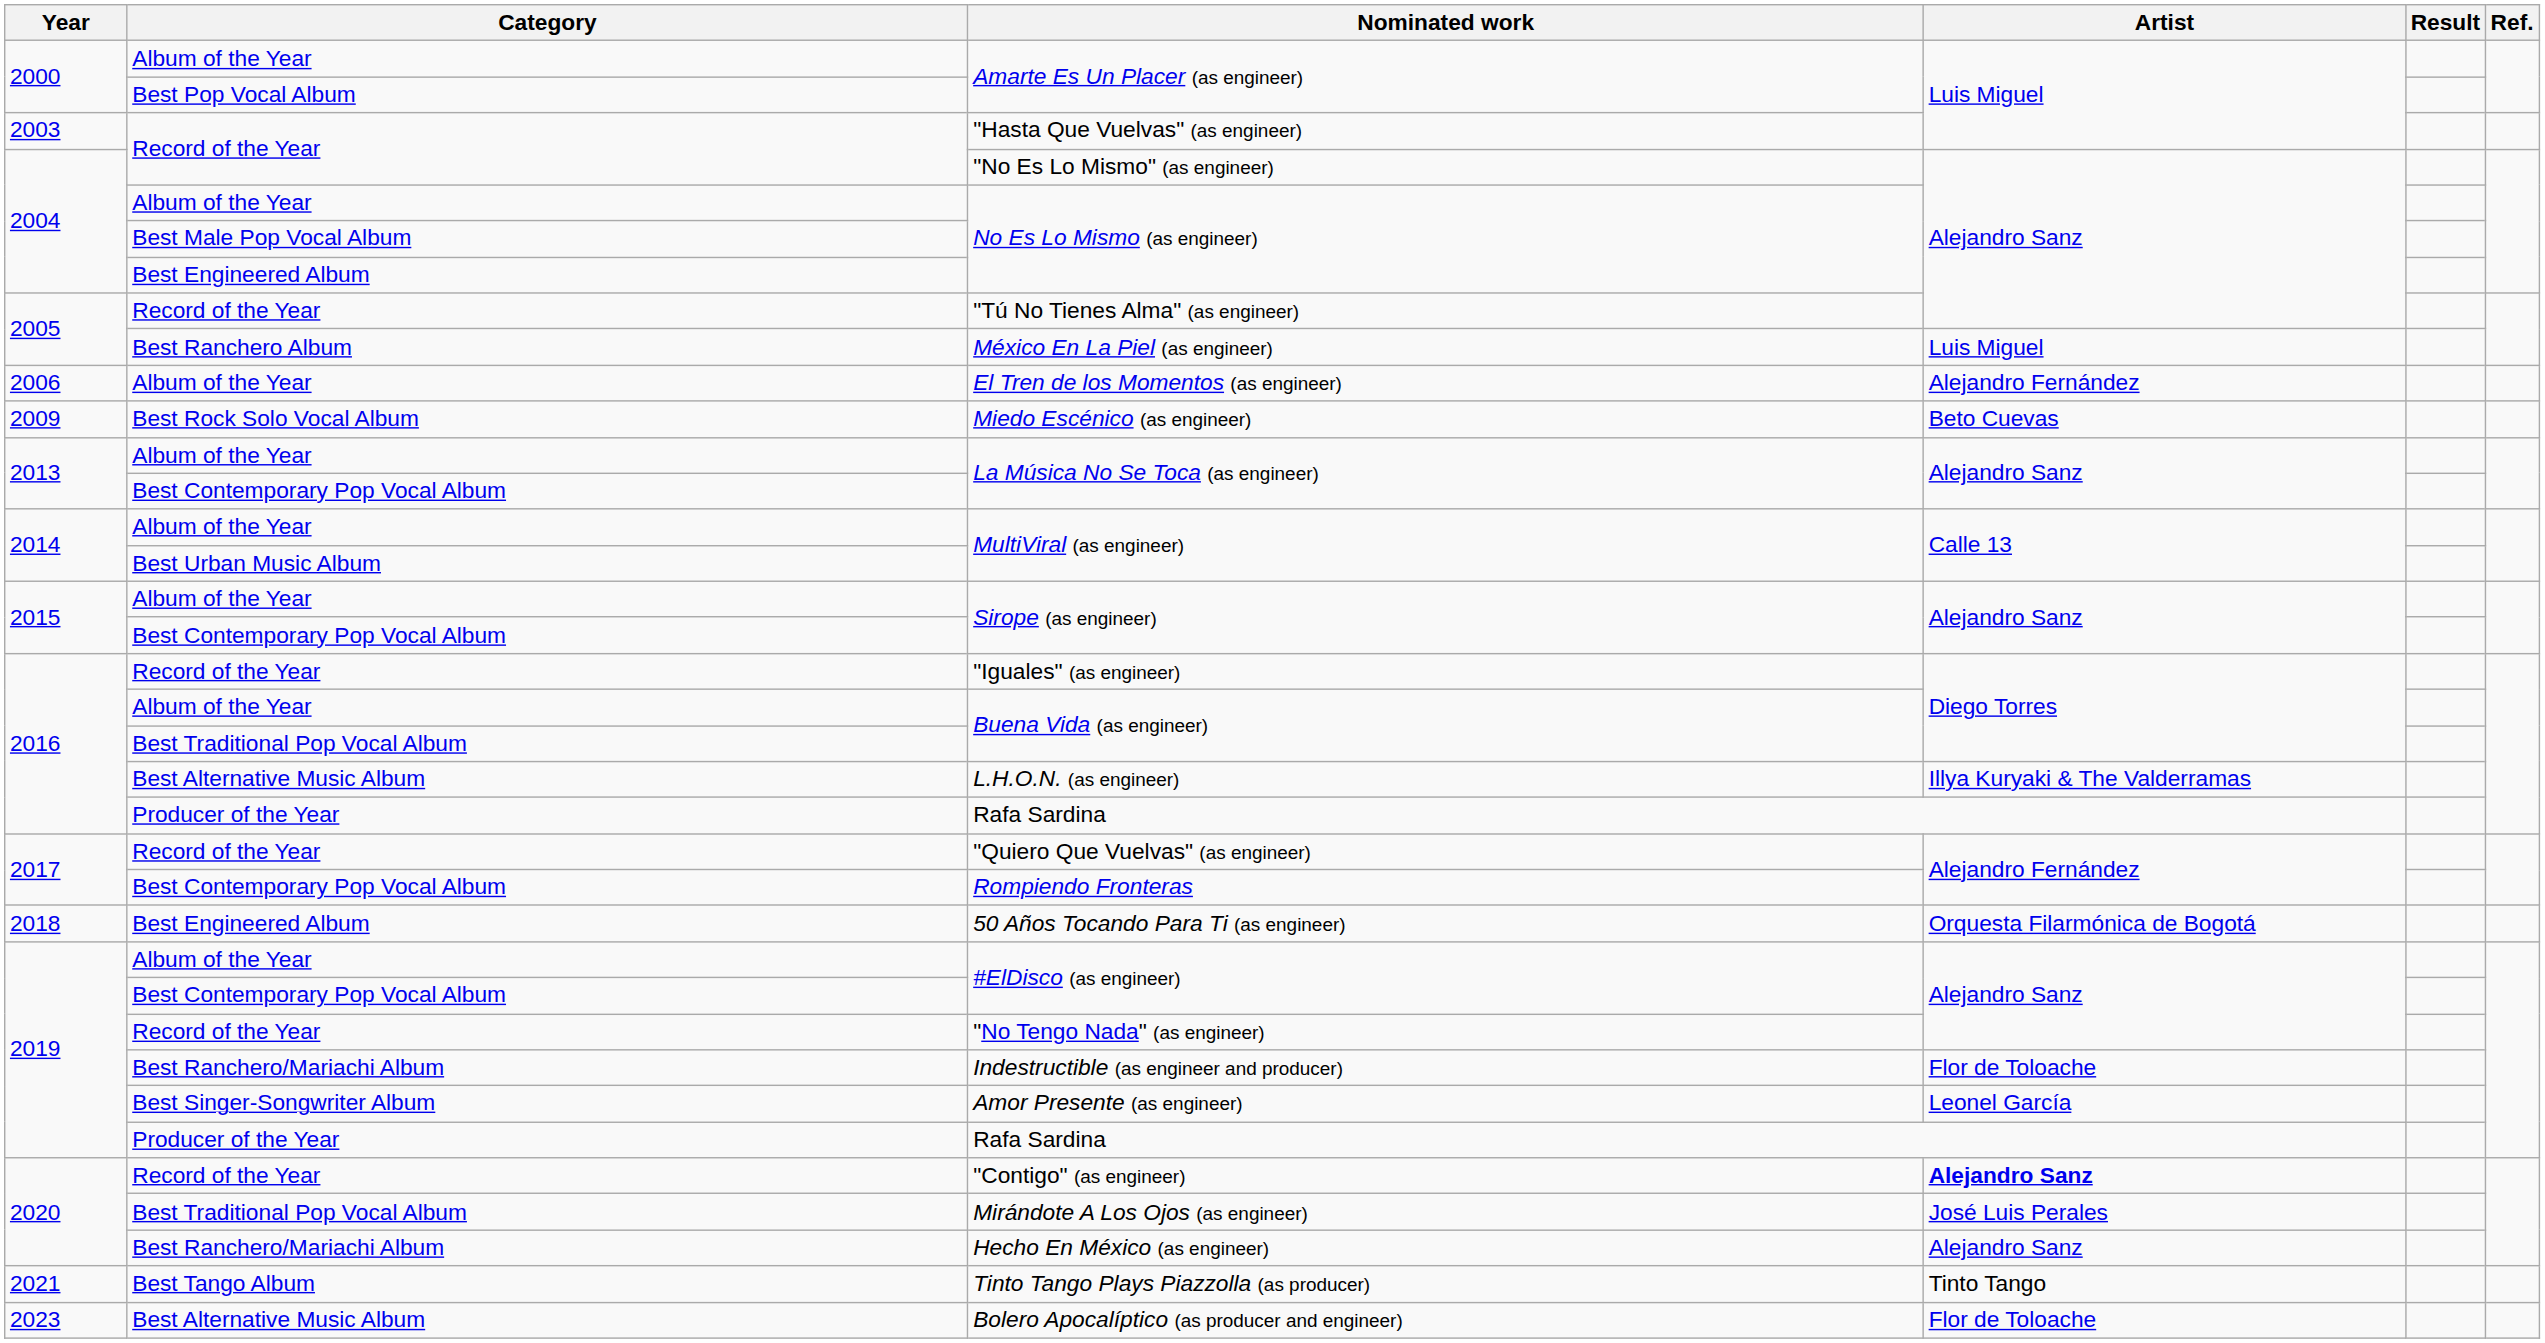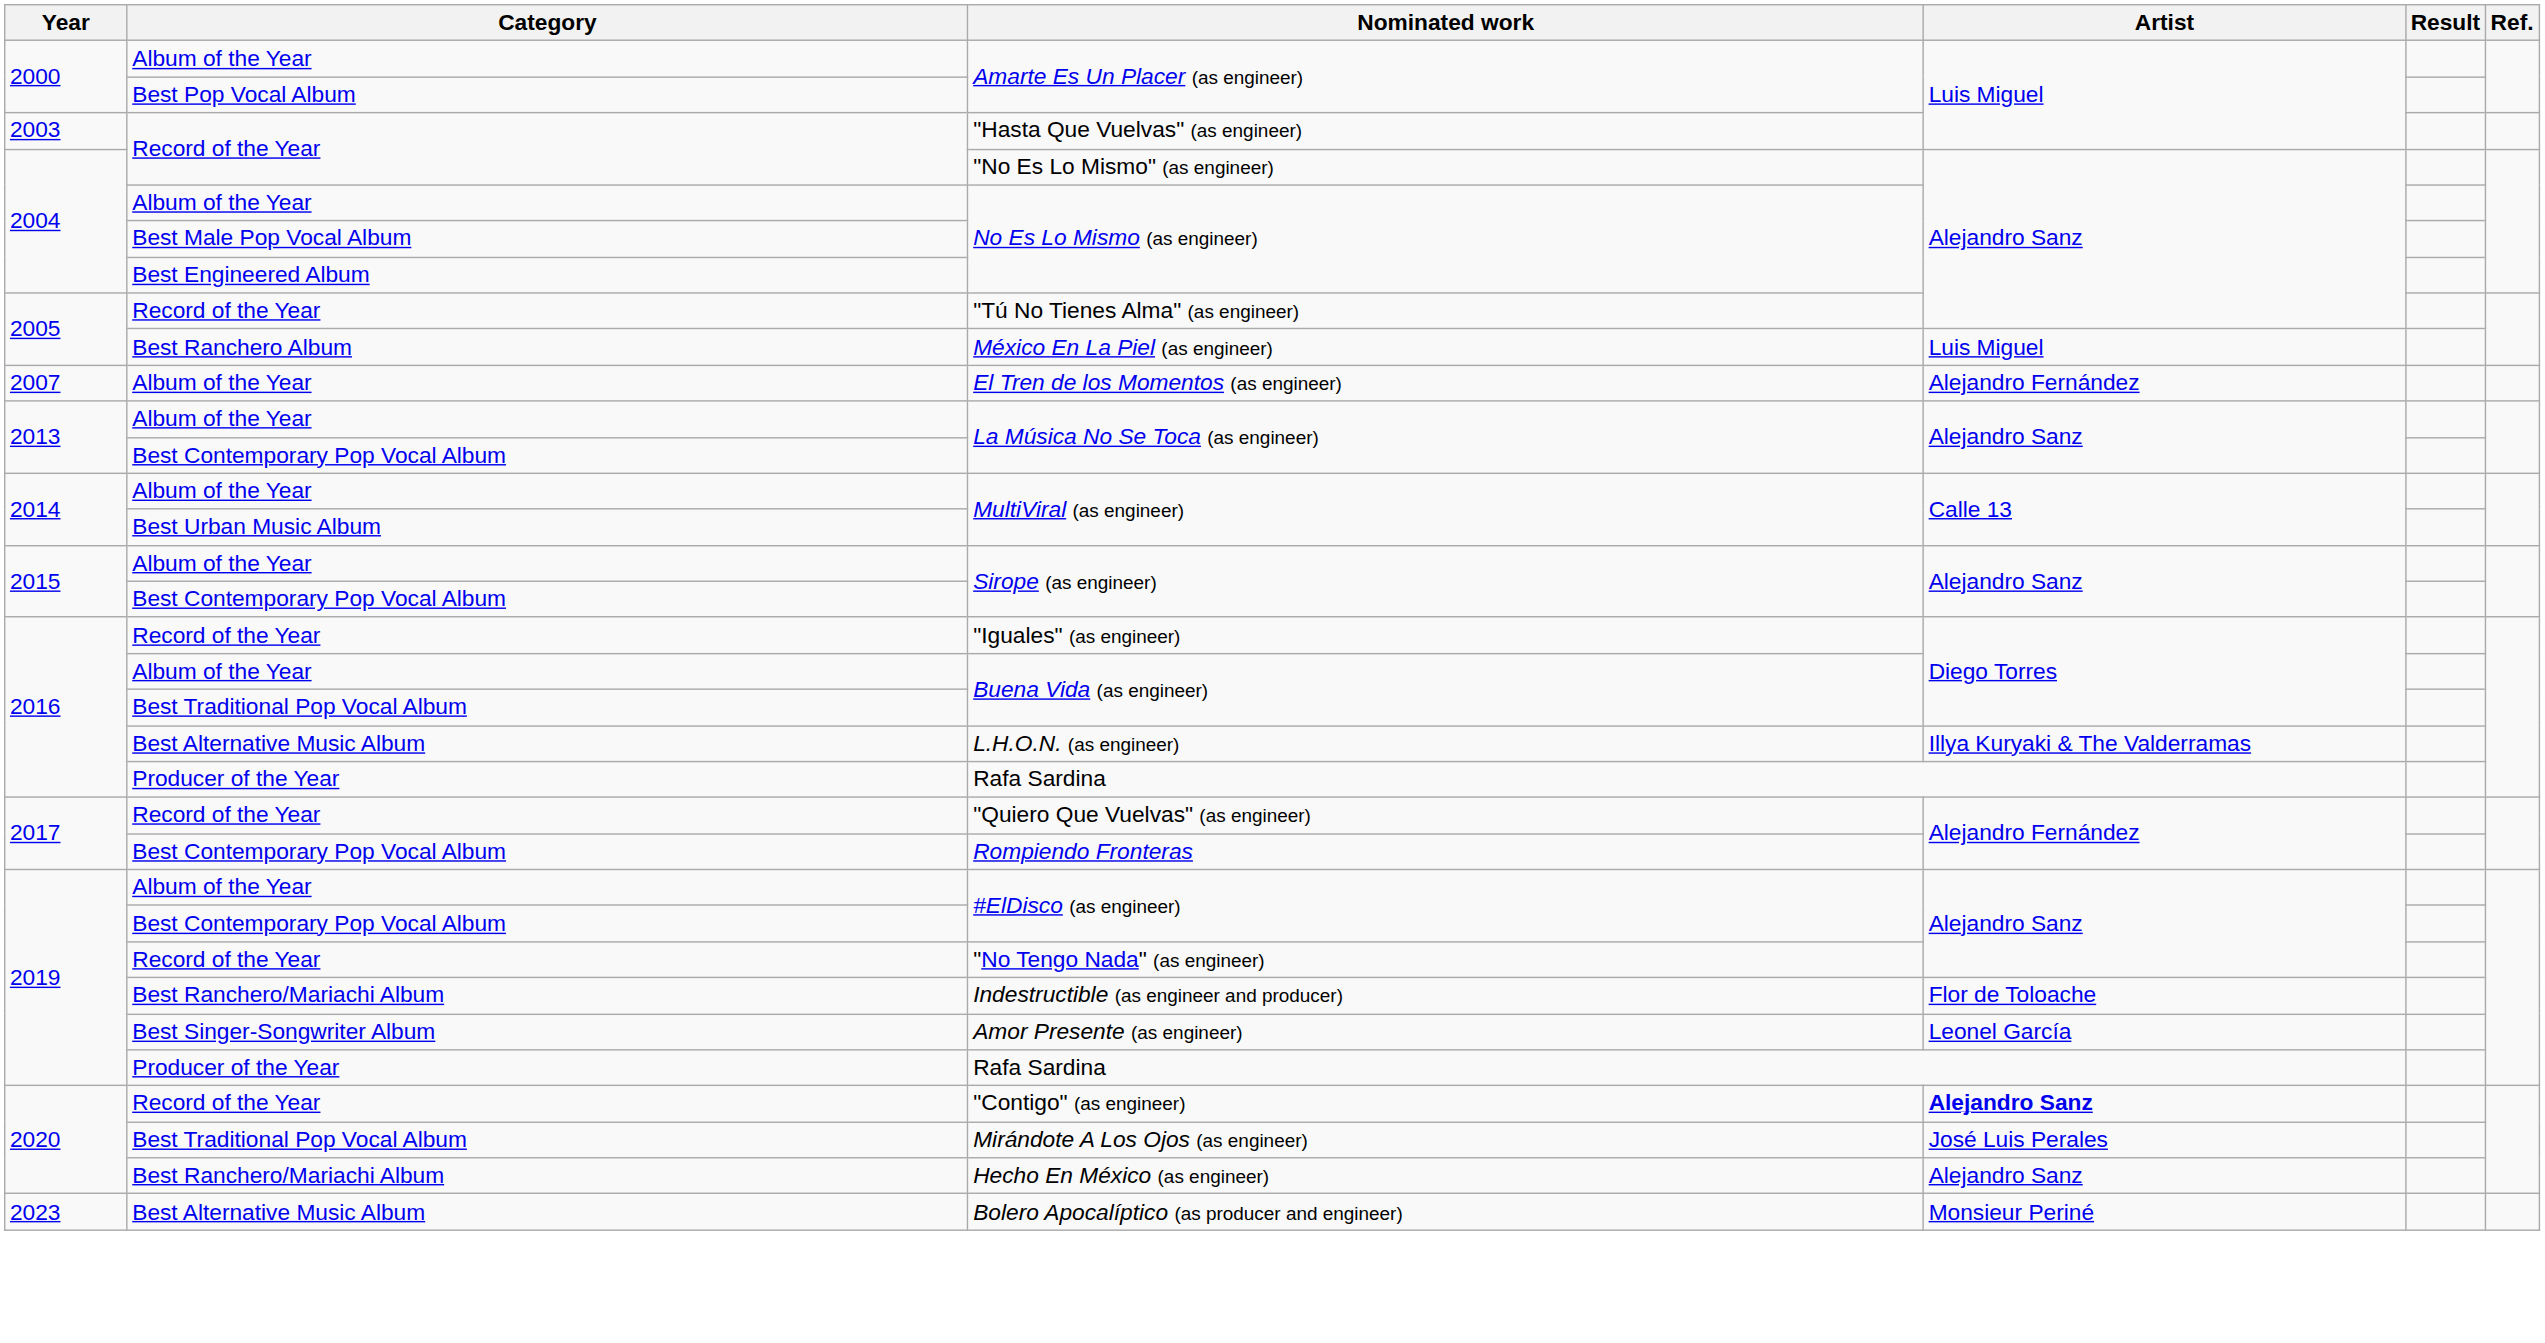(35, 382) 2006 -> (35, 382) 2007
- row: (276, 418)
- row: (251, 923)
- row: (224, 1283)
(2012, 1319) Flor de Toloache -> (2011, 1211) Monsieur Periné
